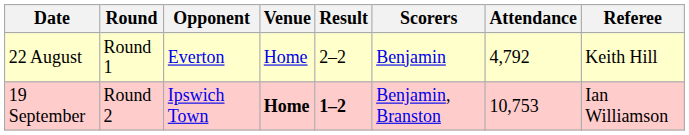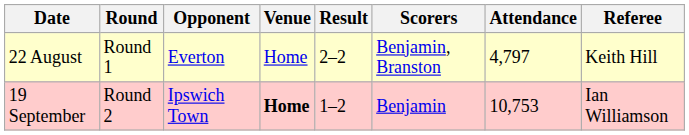(411, 57) Benjamin -> (413, 57) Benjamin, Branston
(510, 57) 4,792 -> (510, 57) 4,797
(333, 105) bold -> (333, 105) normal
(413, 105) Benjamin, Branston -> (411, 105) Benjamin
